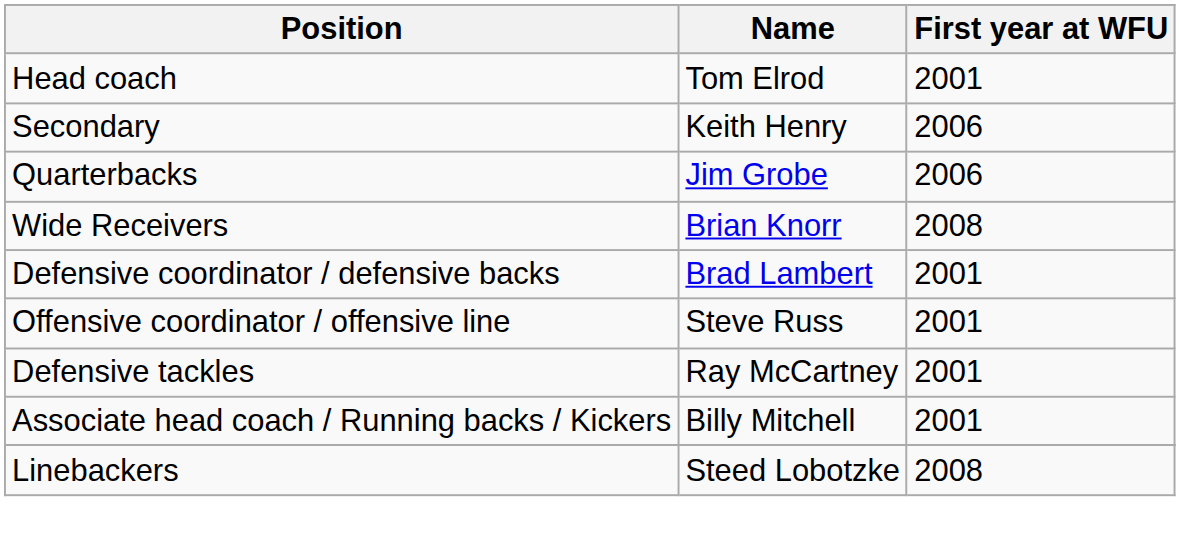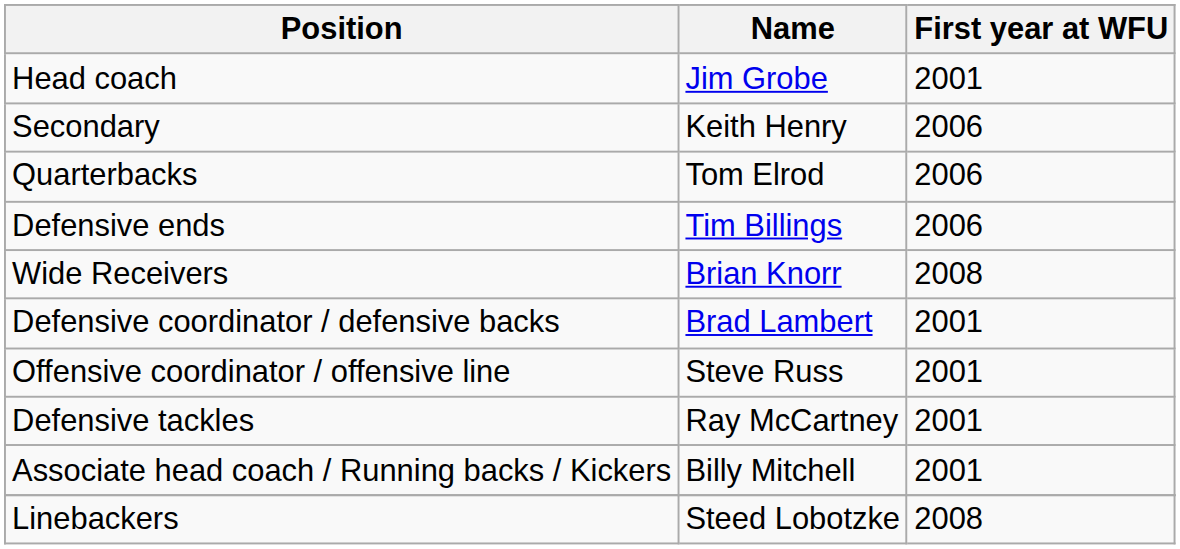(755, 77) Tom Elrod -> (757, 77) Jim Grobe
(757, 175) Jim Grobe -> (755, 175) Tom Elrod
+ row: (119, 224)
